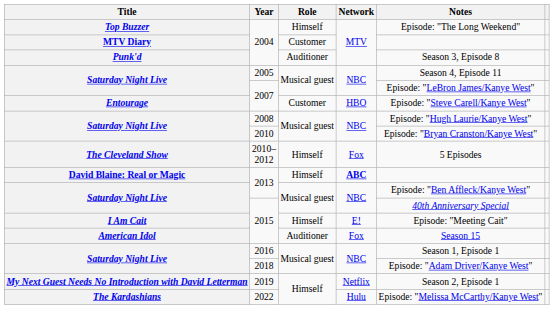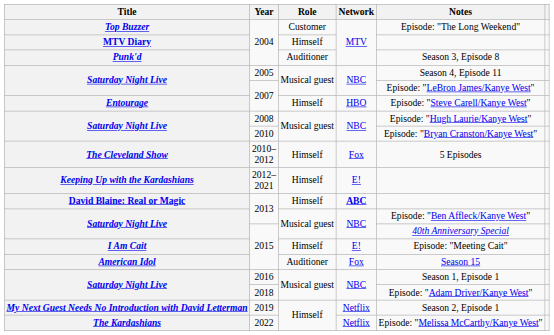(307, 27) Himself -> (307, 27) Customer
(307, 42) Customer -> (307, 42) Himself
(307, 103) Customer -> (307, 103) Himself
+ row: (127, 180)
(356, 296) Hulu -> (356, 322) Netflix
